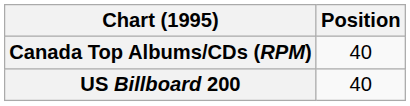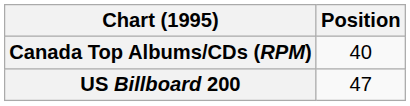(361, 84) 40 -> (361, 84) 47
